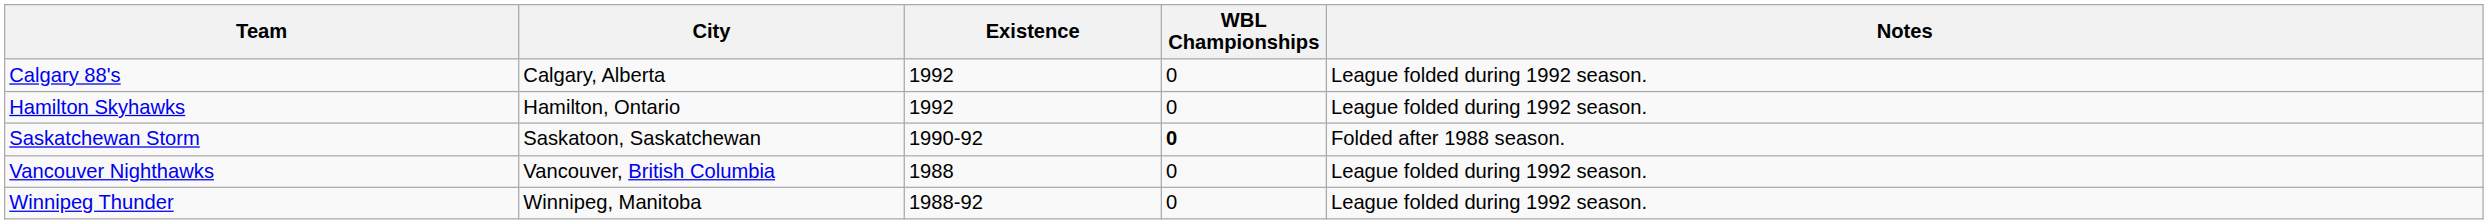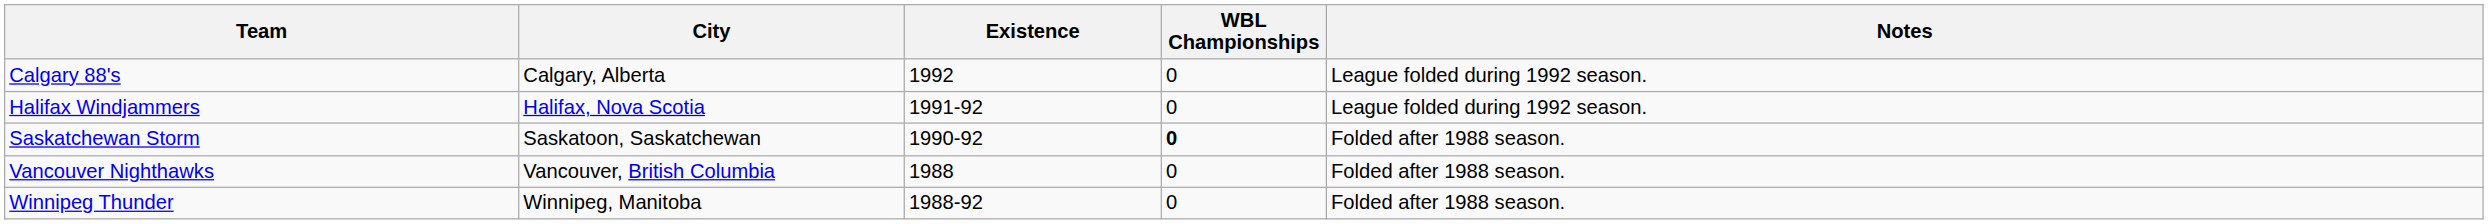+ row: (104, 107)
- row: (97, 107)
(1489, 171) League folded during 1992 season. -> (1448, 171) Folded after 1988 season.
(1489, 203) League folded during 1992 season. -> (1448, 203) Folded after 1988 season.
